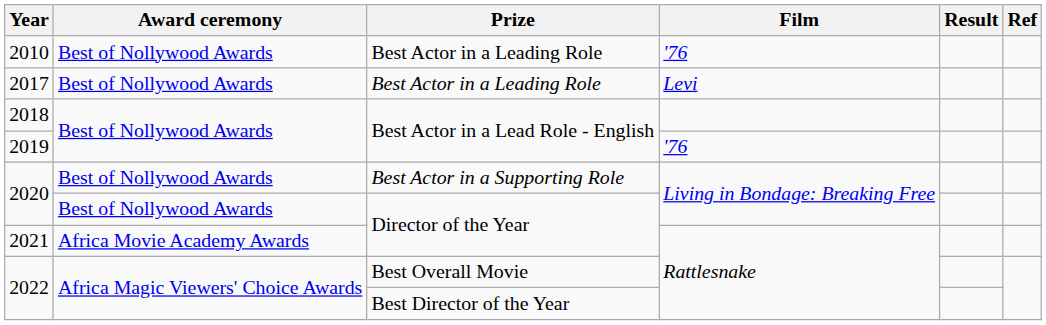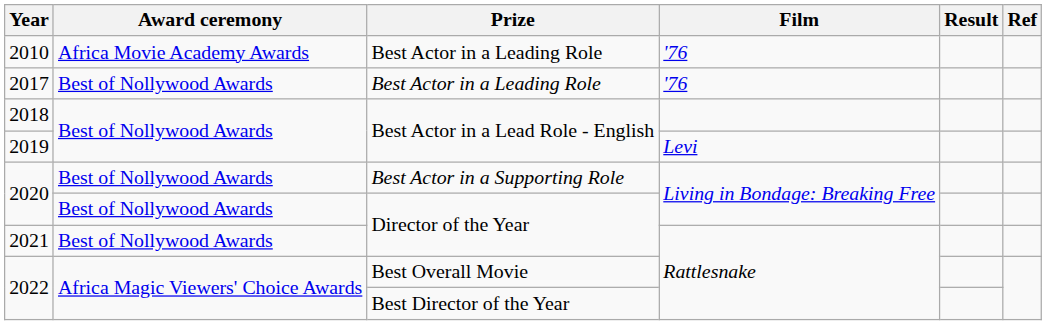(165, 51) Best of Nollywood Awards -> (184, 51) Africa Movie Academy Awards
(680, 83) Levi -> (675, 83) '76
(675, 146) '76 -> (680, 146) Levi
(184, 240) Africa Movie Academy Awards -> (165, 240) Best of Nollywood Awards
